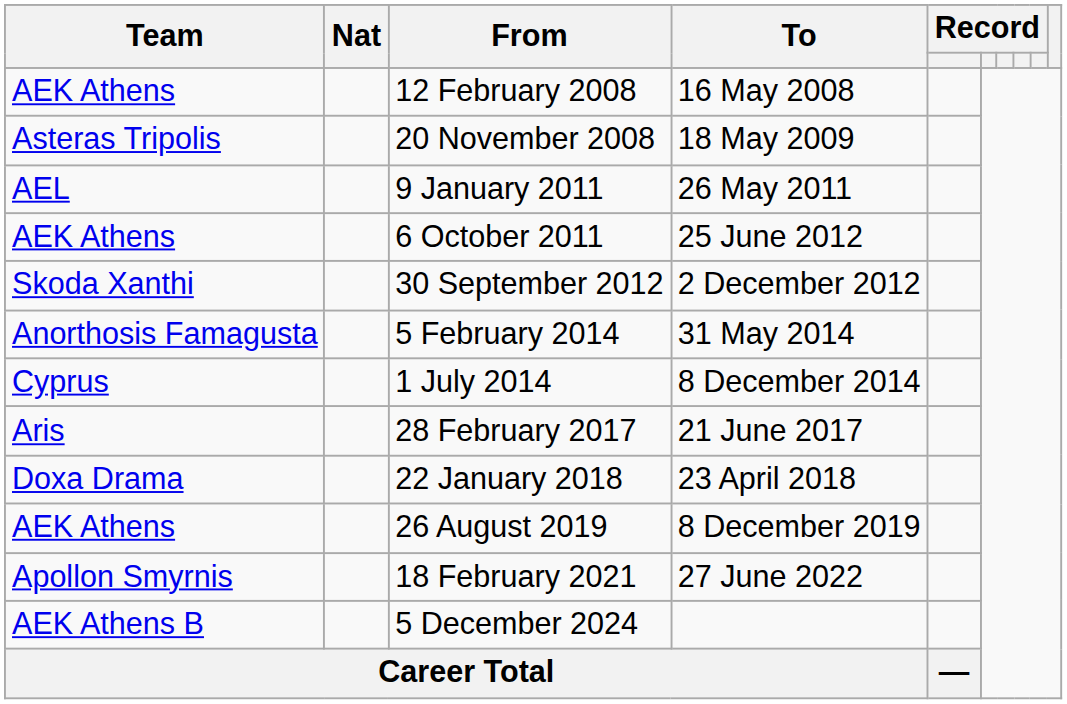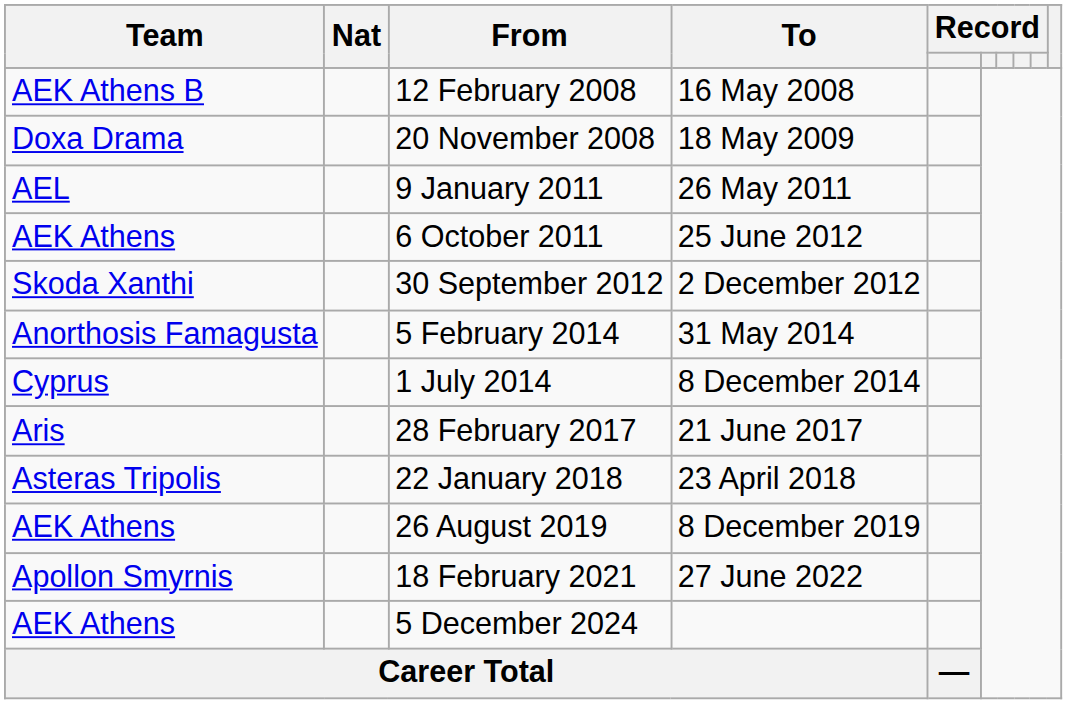(94, 91) AEK Athens -> (108, 91) AEK Athens B
(116, 139) Asteras Tripolis -> (98, 139) Doxa Drama
(98, 479) Doxa Drama -> (116, 479) Asteras Tripolis
(108, 624) AEK Athens B -> (94, 624) AEK Athens
